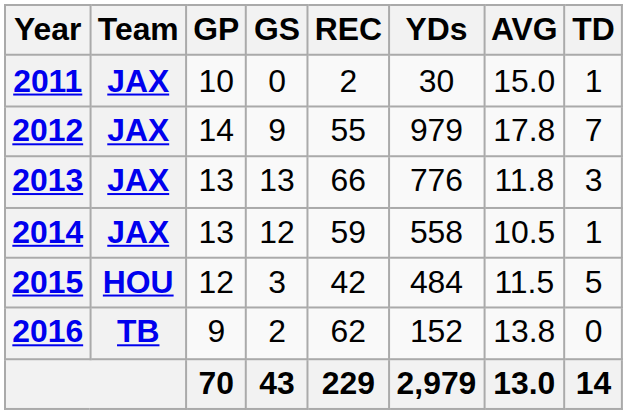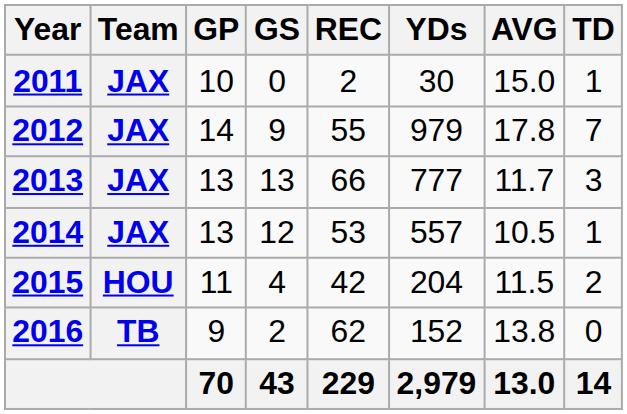(436, 181) 776 -> (436, 181) 777
(524, 181) 11.8 -> (524, 181) 11.7
(348, 231) 59 -> (348, 231) 53
(436, 231) 558 -> (436, 231) 557
(216, 282) 12 -> (216, 282) 11
(277, 282) 3 -> (277, 282) 4
(436, 282) 484 -> (436, 282) 204
(594, 282) 5 -> (594, 282) 2
